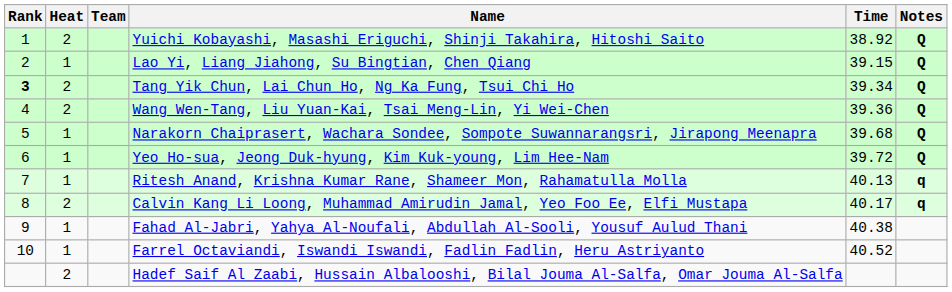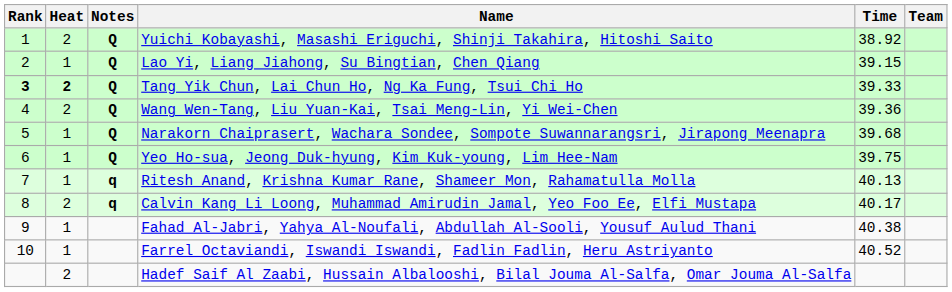columns swapped: (108, 16) <-> (921, 16)
(67, 87) normal -> (67, 87) bold
(871, 87) 39.34 -> (880, 87) 39.33
(871, 157) 39.72 -> (880, 157) 39.75
